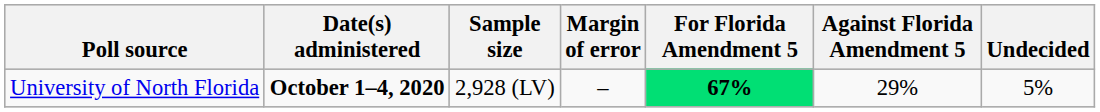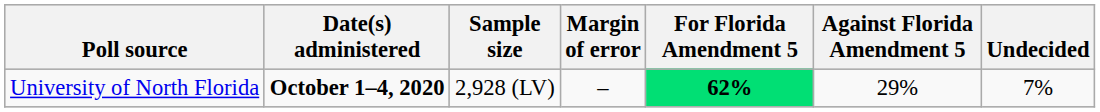(730, 87) 67% -> (730, 87) 62%
(1038, 87) 5% -> (1038, 87) 7%
